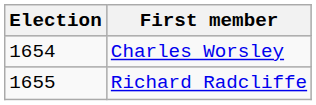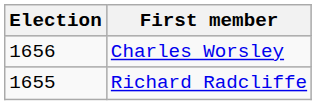(32, 52) 1654 -> (32, 52) 1656
